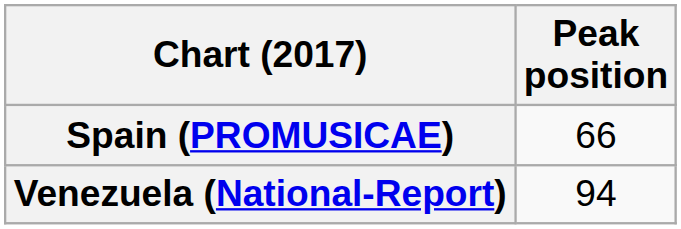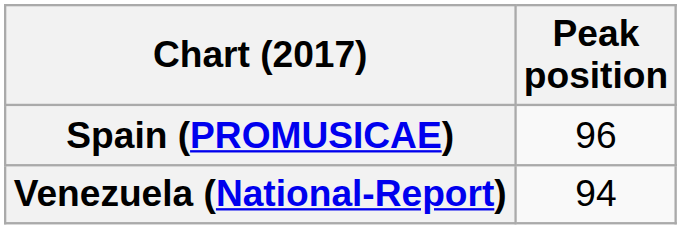(596, 134) 66 -> (596, 134) 96
